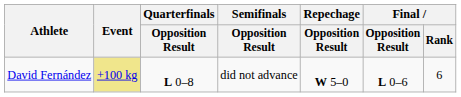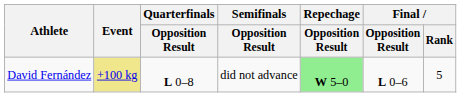(332, 82) no background -> (332, 82) lightgreen background
(439, 75) 6 -> (439, 75) 5
